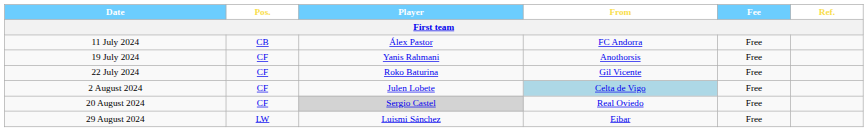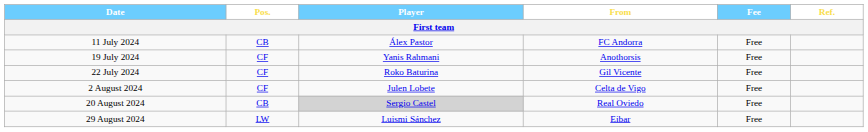(620, 88) lightblue background -> (620, 88) no background
(263, 103) CF -> (263, 103) CB
